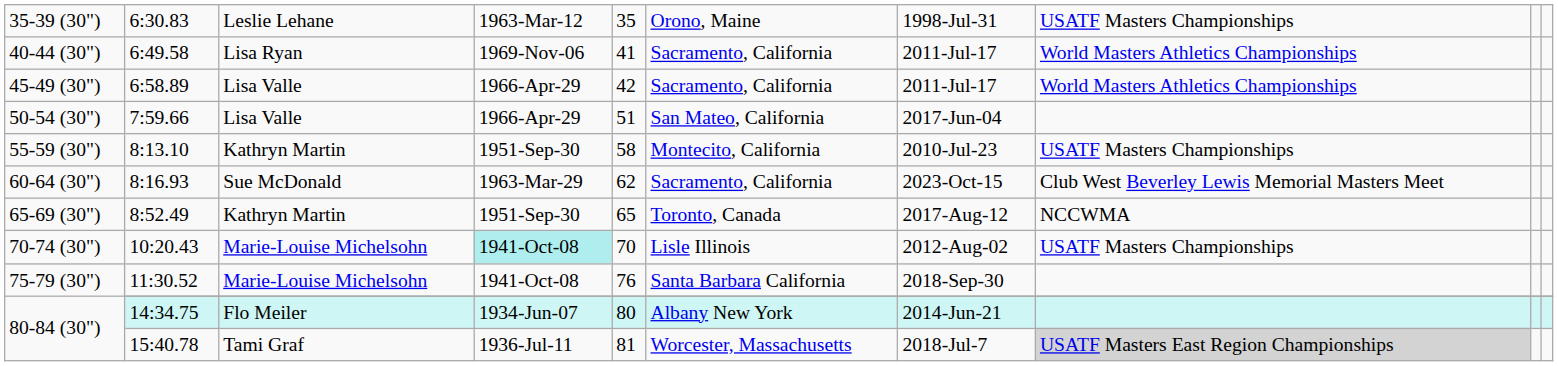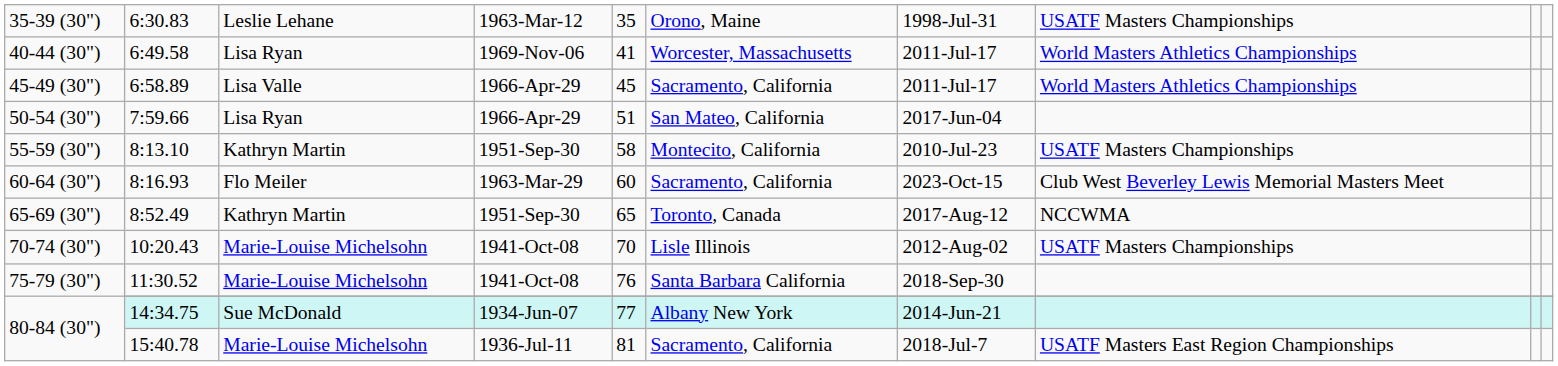(741, 53) Sacramento, California -> (751, 53) Worcester, Massachusetts
(626, 85) 42 -> (626, 85) 45
(263, 117) Lisa Valle -> (263, 117) Lisa Ryan
(282, 182) Sue McDonald -> (265, 182) Flo Meiler
(626, 182) 62 -> (626, 182) 60
(529, 247) paleturquoise background -> (529, 247) no background
(265, 311) Flo Meiler -> (282, 311) Sue McDonald
(626, 311) 80 -> (626, 311) 77
(264, 344) Tami Graf -> (325, 344) Marie-Louise Michelsohn
(751, 344) Worcester, Massachusetts -> (741, 344) Sacramento, California
(1217, 344) lightgrey background -> (1217, 344) no background
